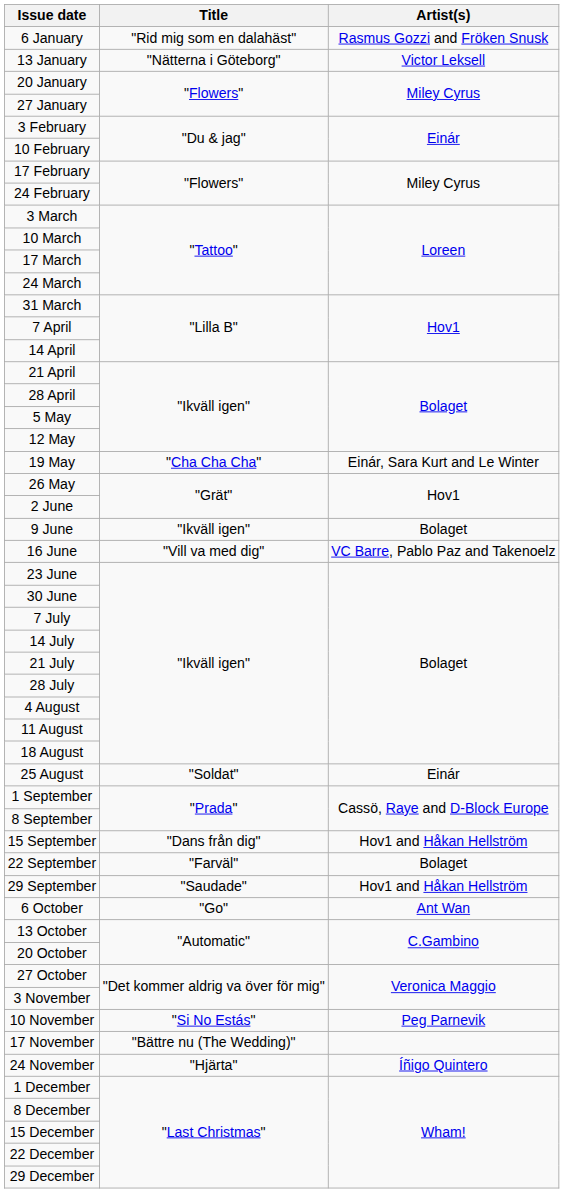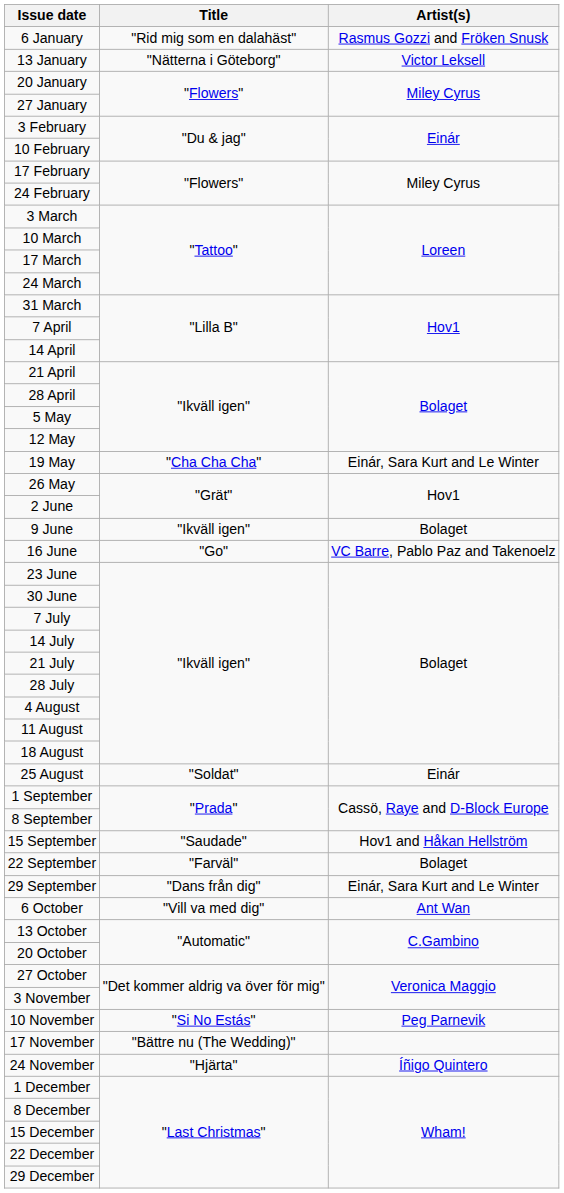(214, 551) "Vill va med dig" -> (214, 551) "Go"
(214, 841) "Dans från dig" -> (214, 841) "Saudade"
(214, 886) "Saudade" -> (214, 886) "Dans från dig"
(443, 886) Hov1 and Håkan Hellström -> (443, 886) Einár, Sara Kurt and Le Winter
(214, 908) "Go" -> (214, 908) "Vill va med dig"
